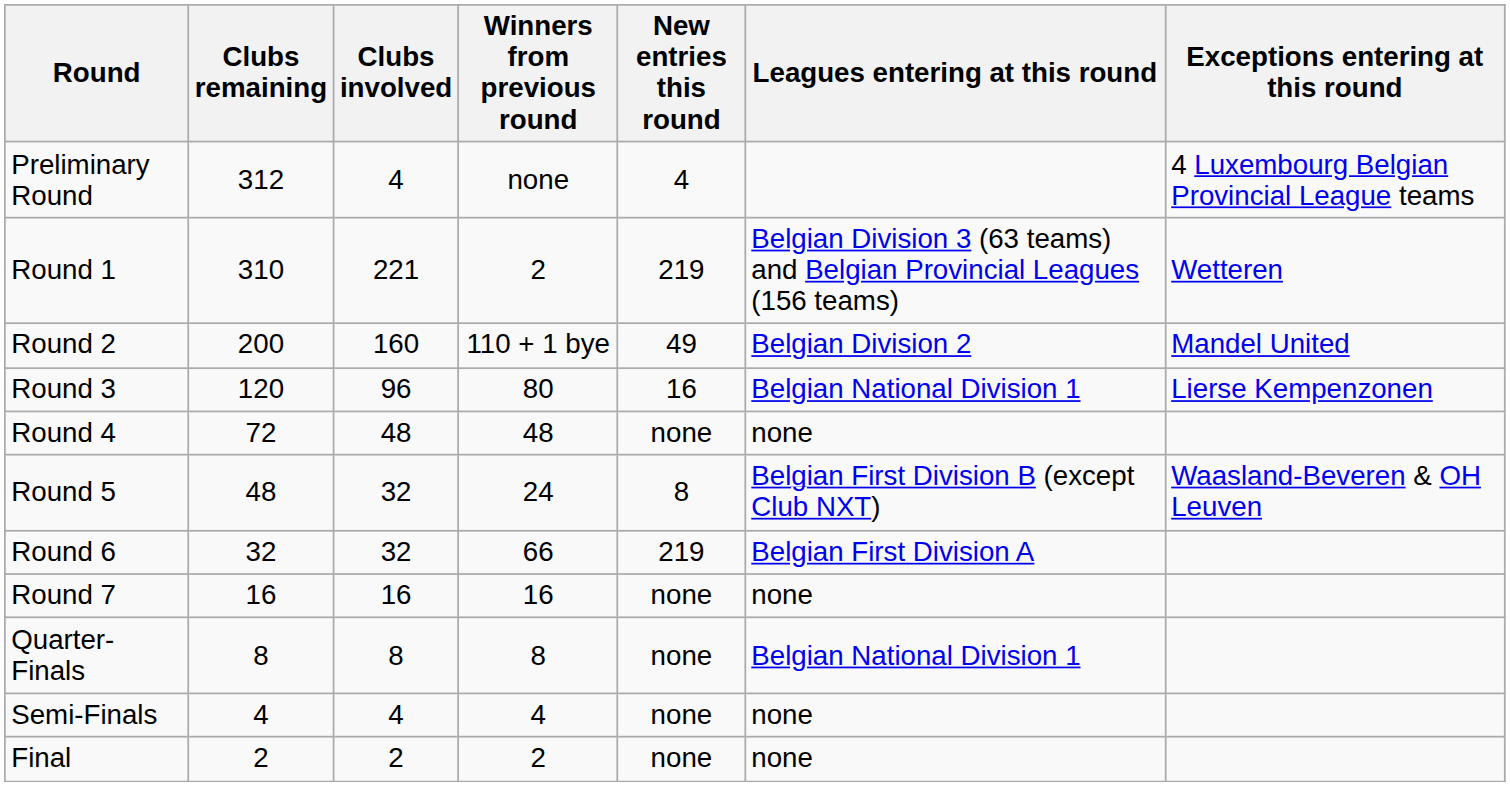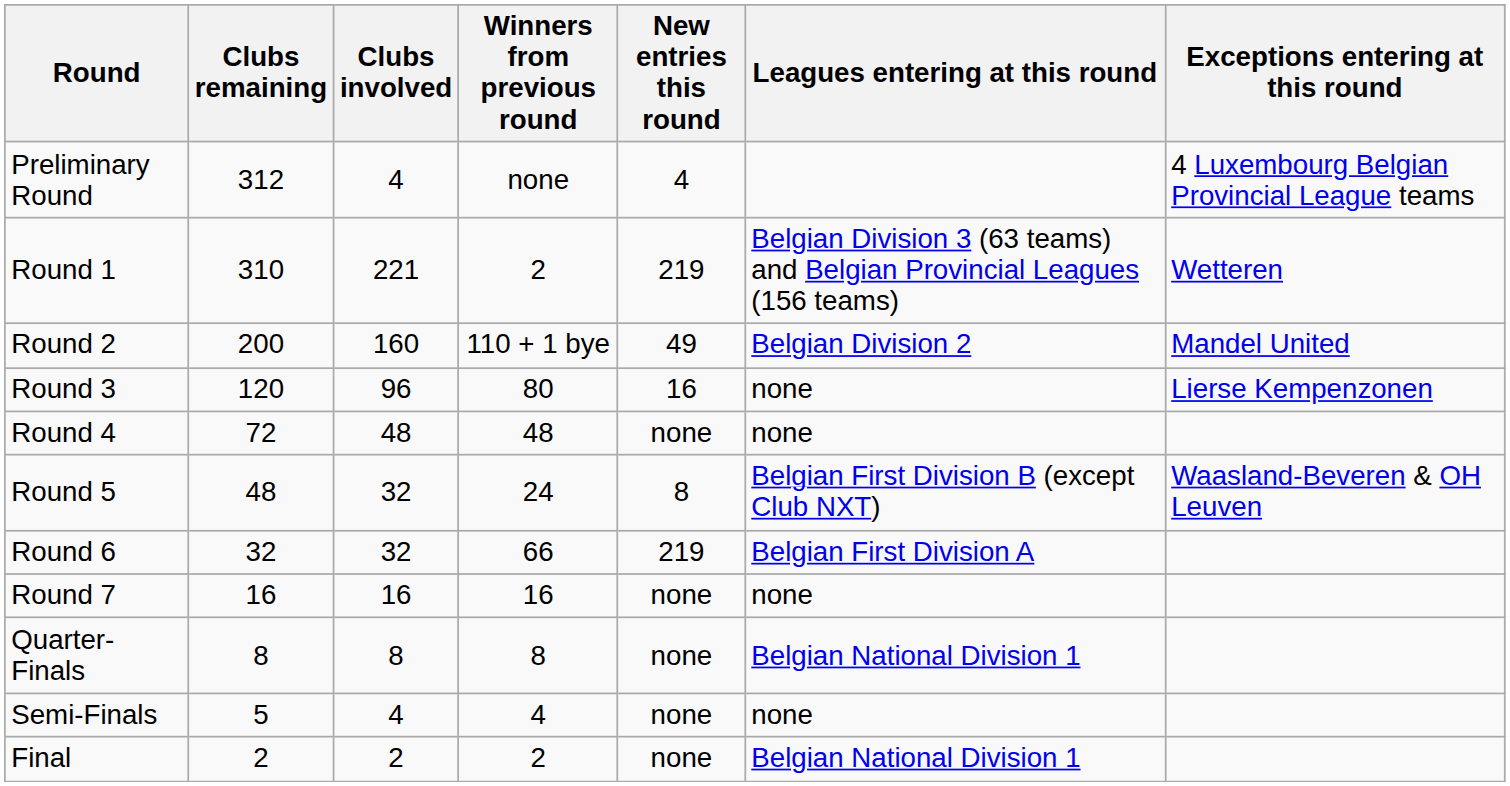(916, 388) Belgian National Division 1 -> (782, 388) none
(261, 714) 4 -> (261, 714) 5
(782, 758) none -> (916, 758) Belgian National Division 1
